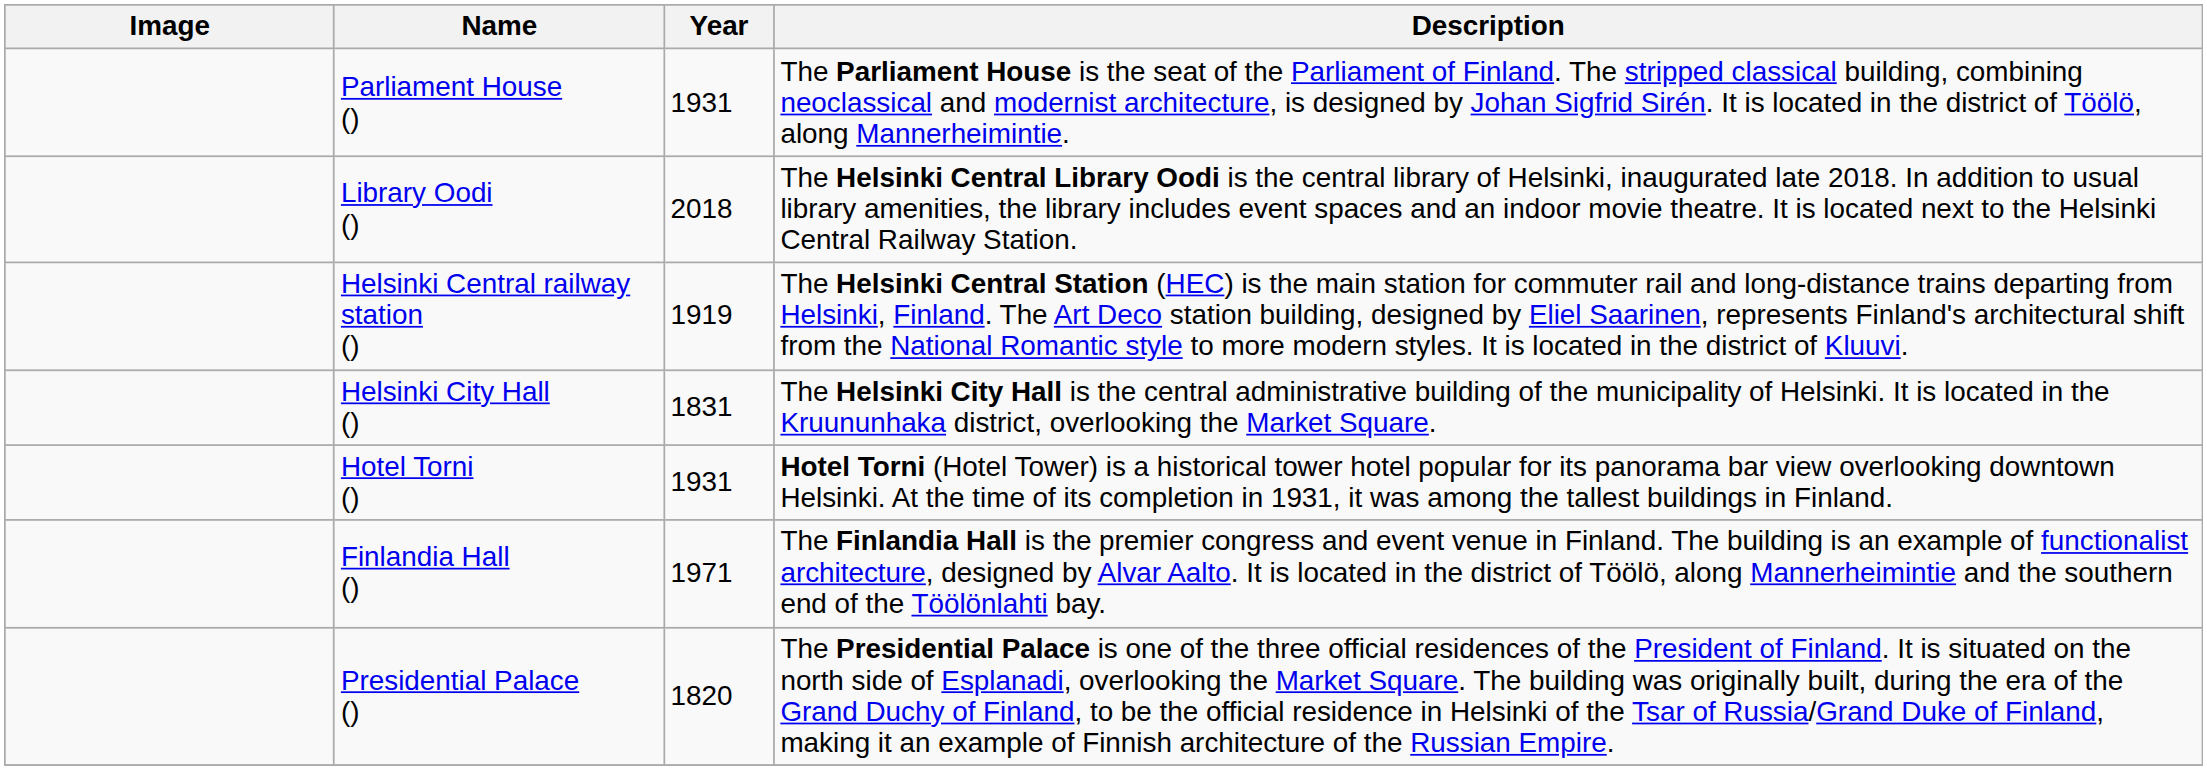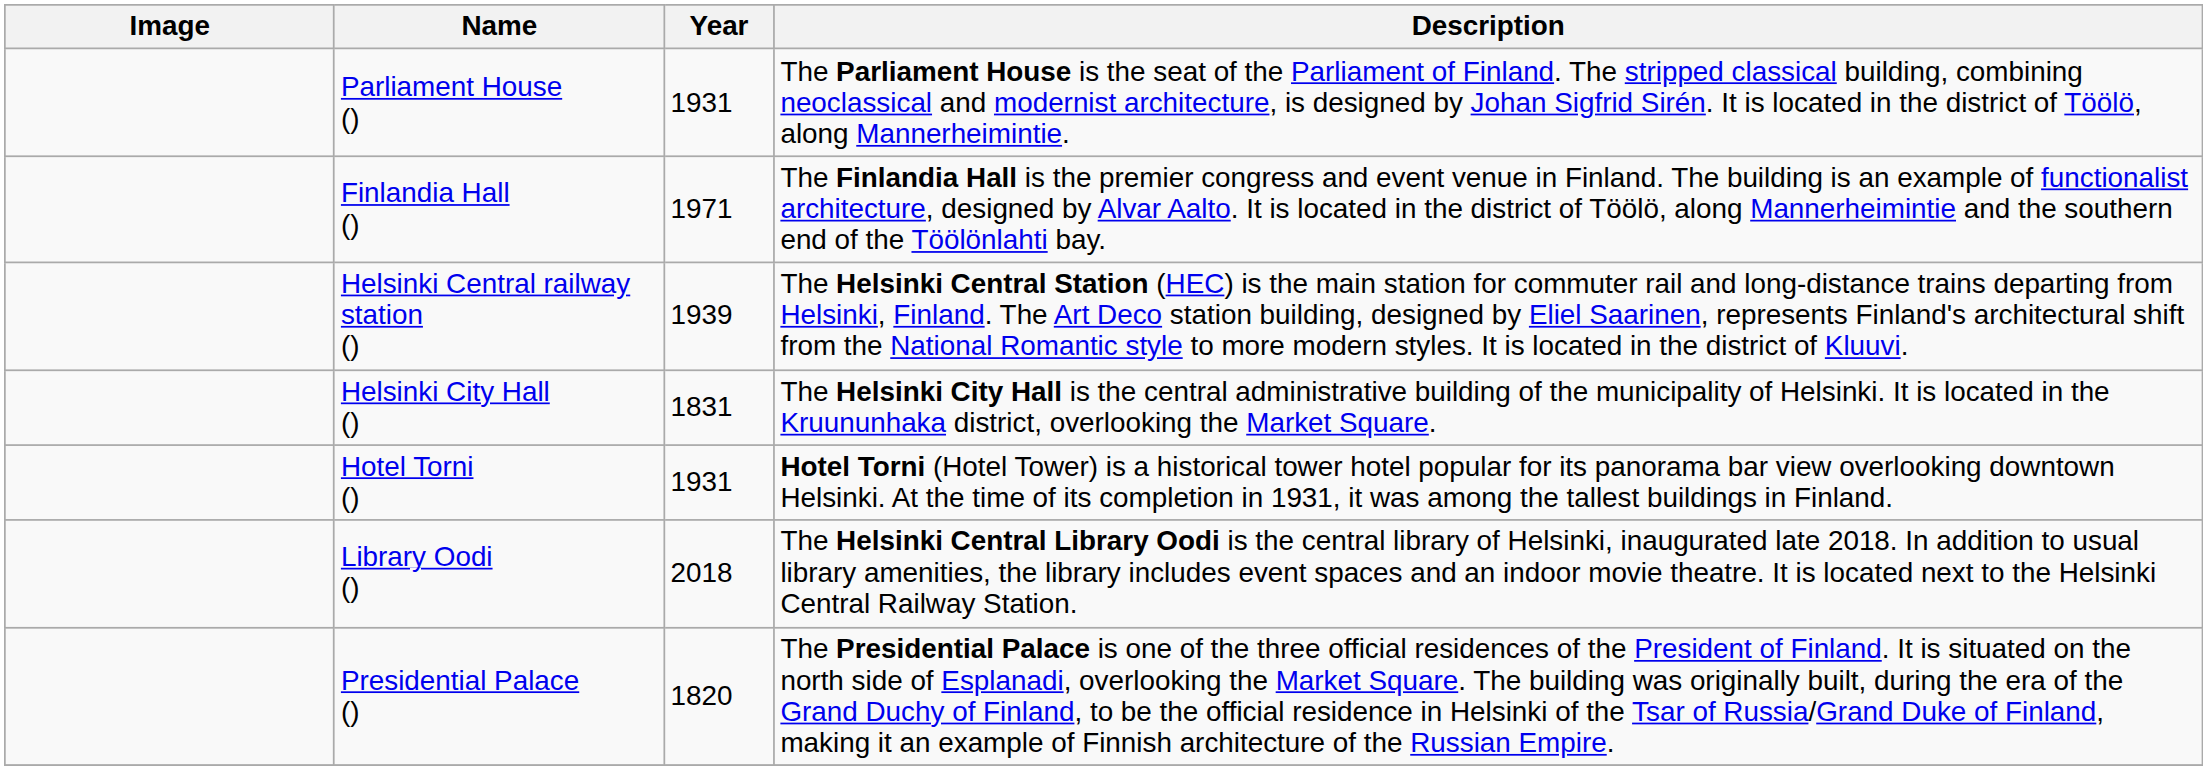rows swapped: (425, 573) <-> (417, 208)
(701, 315) 1919 -> (701, 315) 1939
